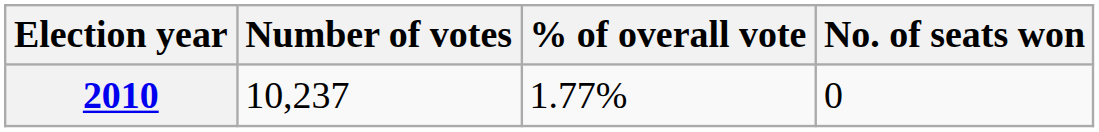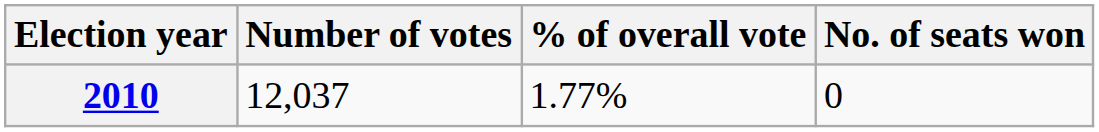(297, 94) 10,237 -> (297, 94) 12,037
